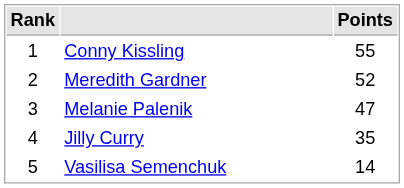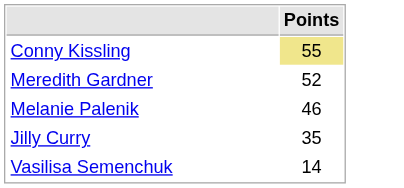- column: (33, 21)
(365, 51) no background -> (312, 51) khaki background
(365, 109) 47 -> (312, 109) 46
